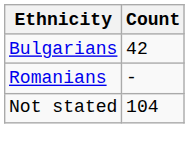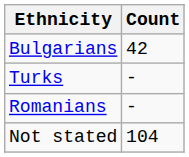+ row: (36, 78)
